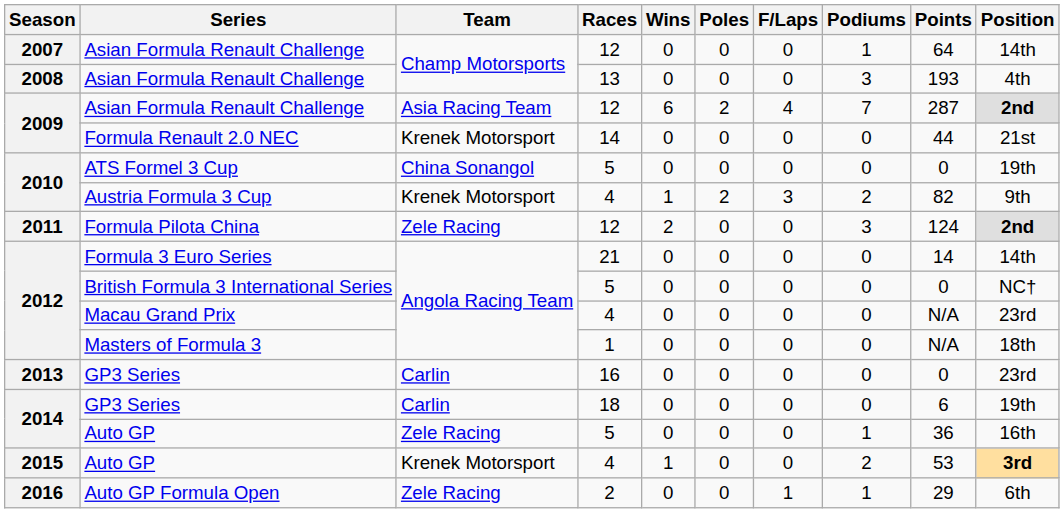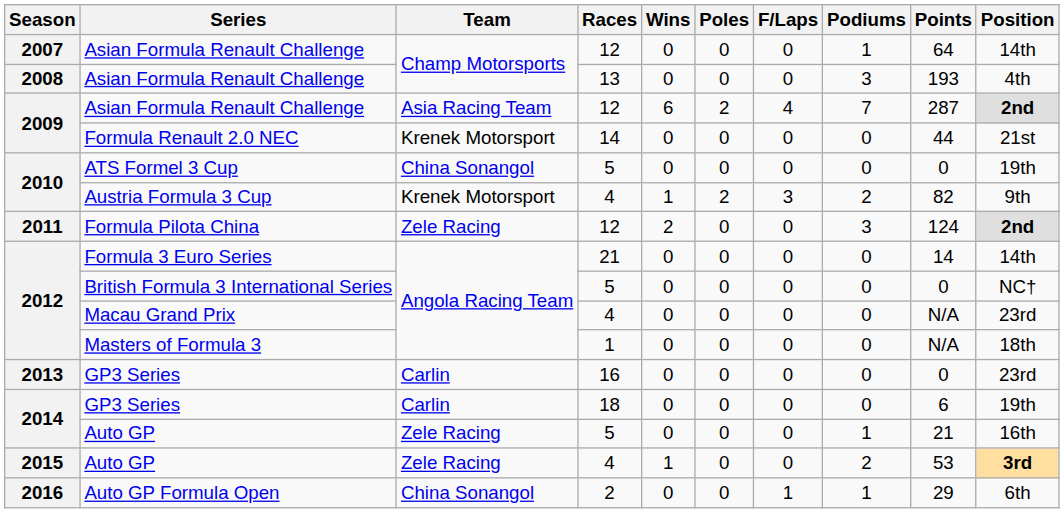(943, 434) 36 -> (943, 434) 21
(478, 463) Krenek Motorsport -> (451, 463) Zele Racing
(451, 493) Zele Racing -> (468, 493) China Sonangol
